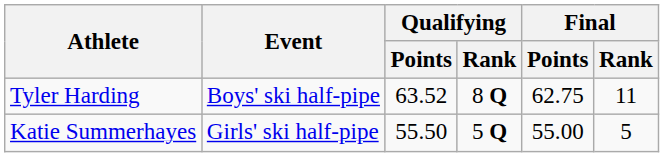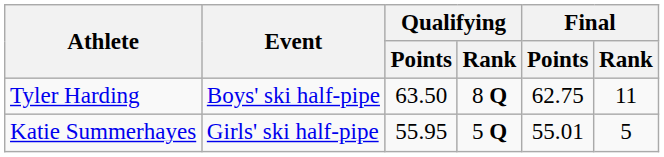(421, 95) 63.52 -> (421, 95) 63.50
(421, 132) 55.50 -> (421, 132) 55.95
(558, 132) 55.00 -> (558, 132) 55.01
